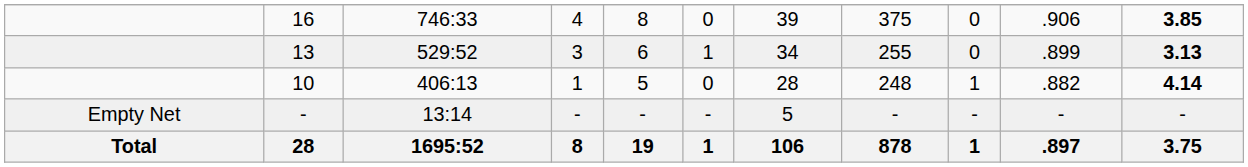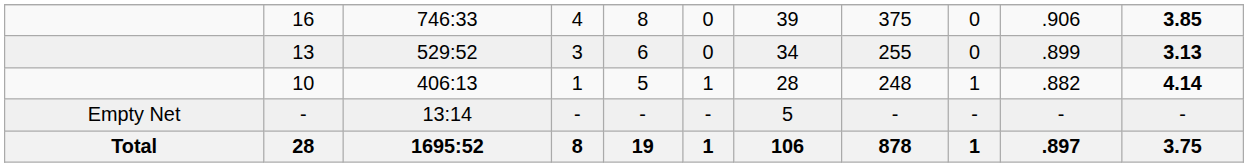(708, 51) 1 -> (708, 51) 0
(708, 83) 0 -> (708, 83) 1
